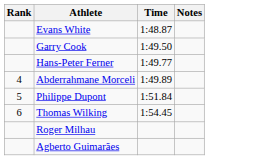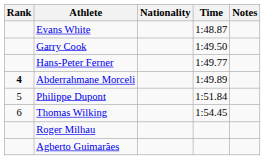+ column: (165, 12)
(19, 79) normal -> (19, 79) bold
